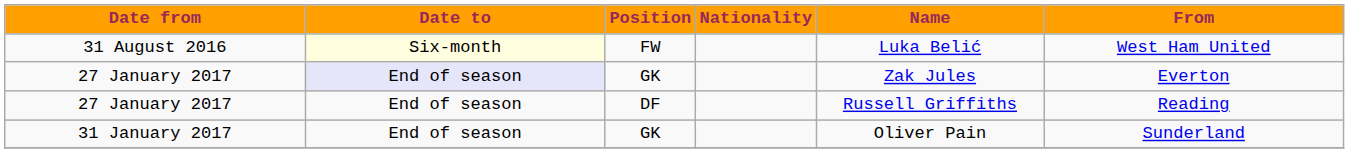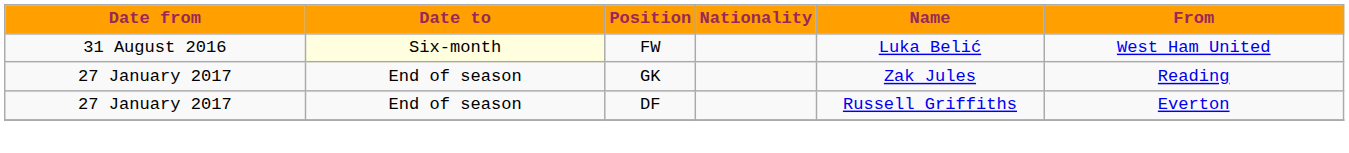(455, 76) lavender background -> (455, 76) no background
(1194, 76) Everton -> (1194, 76) Reading
(1194, 105) Reading -> (1194, 105) Everton
- row: (155, 134)
